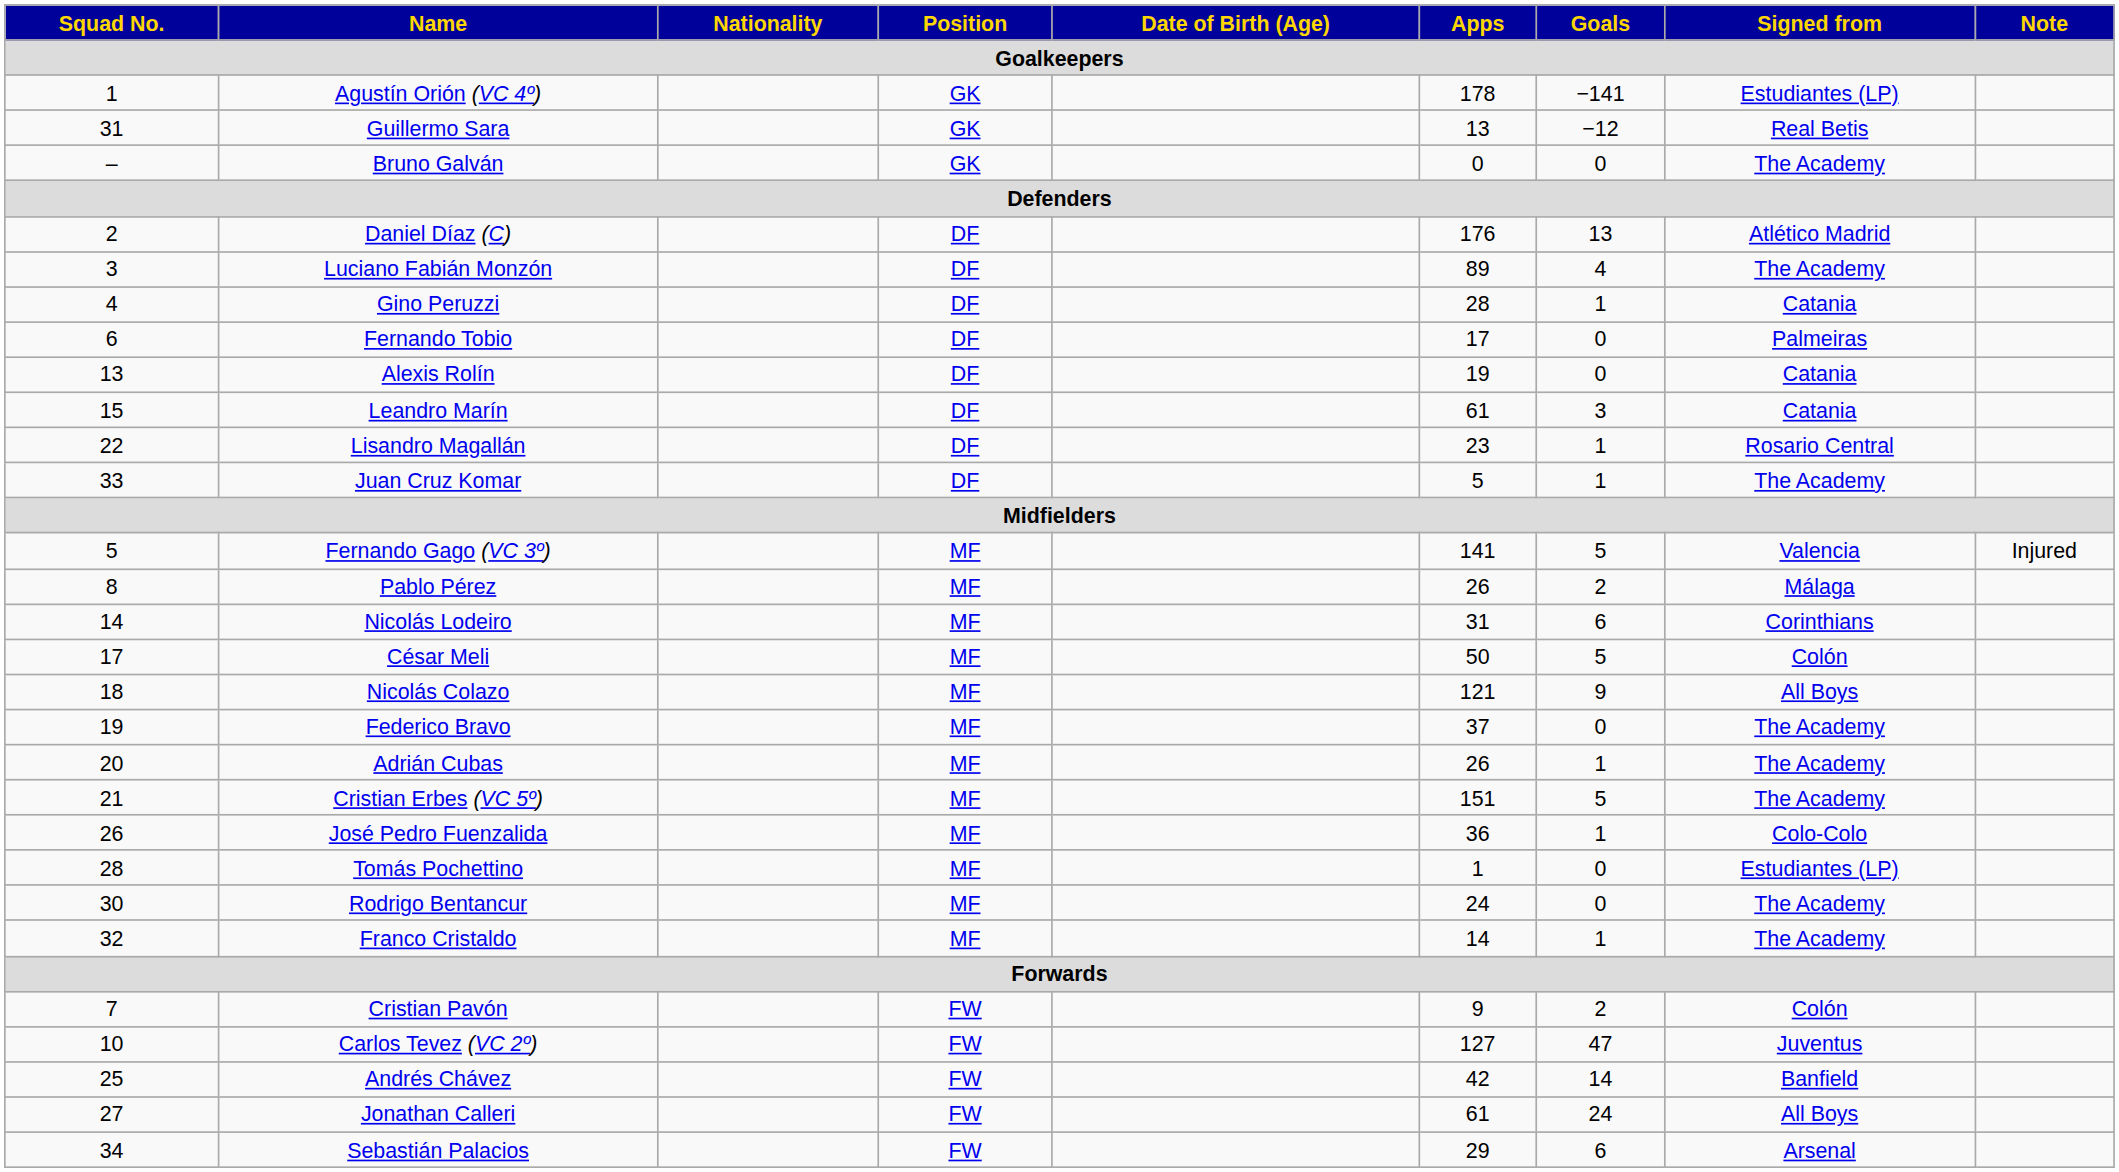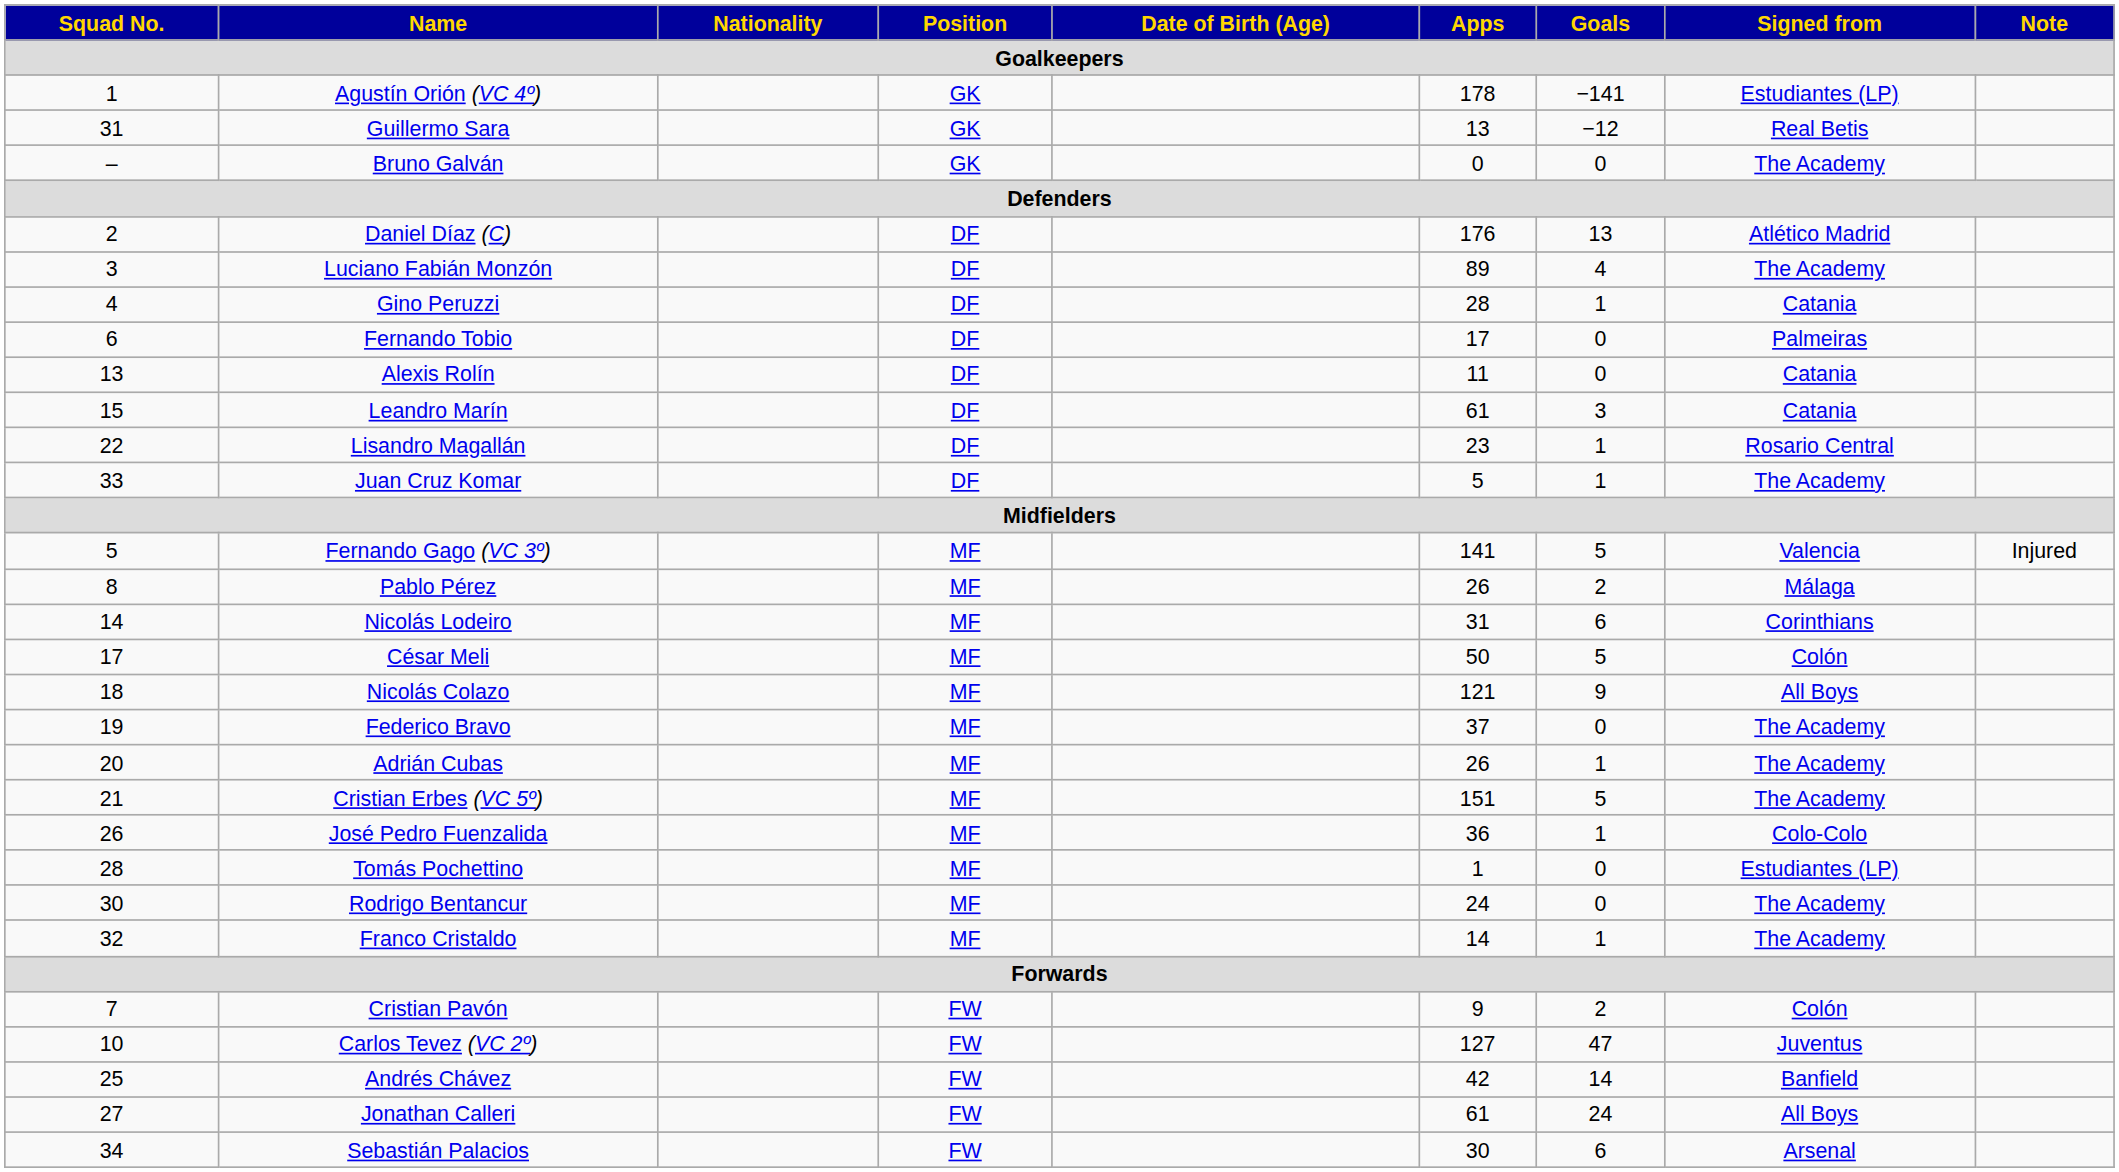(1478, 375) 19 -> (1478, 375) 11
(1478, 1149) 29 -> (1478, 1149) 30
